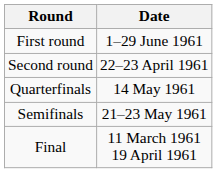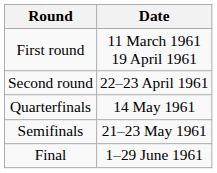(154, 41) 1–29 June 1961 -> (154, 49) 11 March 1961 19 April 1961
(154, 147) 11 March 1961 19 April 1961 -> (154, 155) 1–29 June 1961
